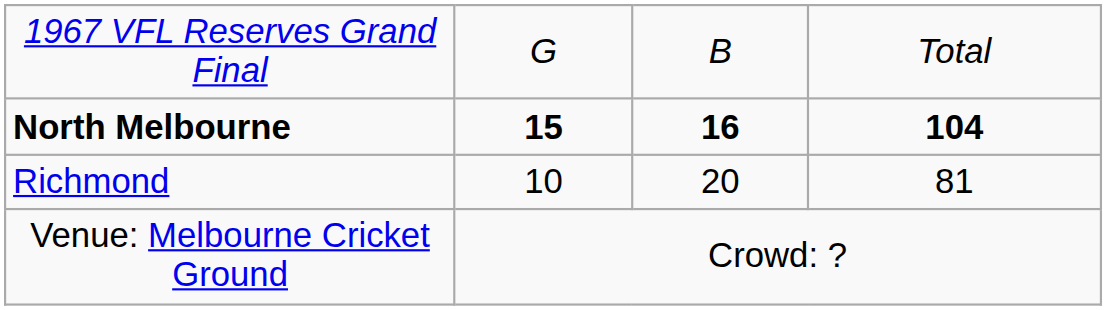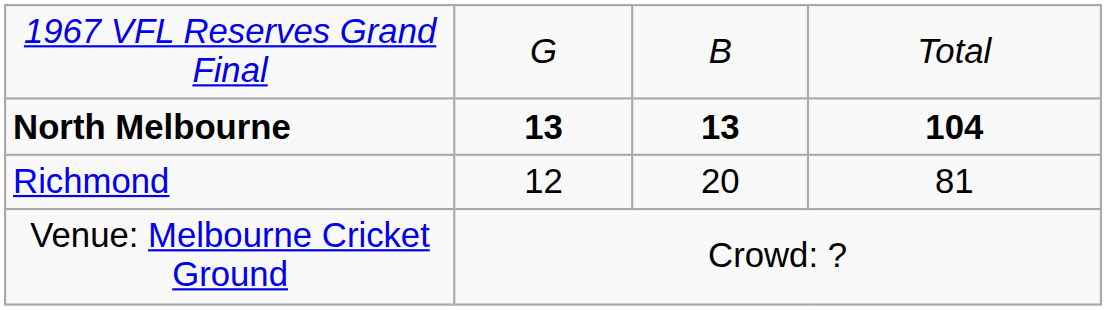(543, 126) 15 -> (543, 126) 13
(720, 126) 16 -> (720, 126) 13
(543, 181) 10 -> (543, 181) 12
